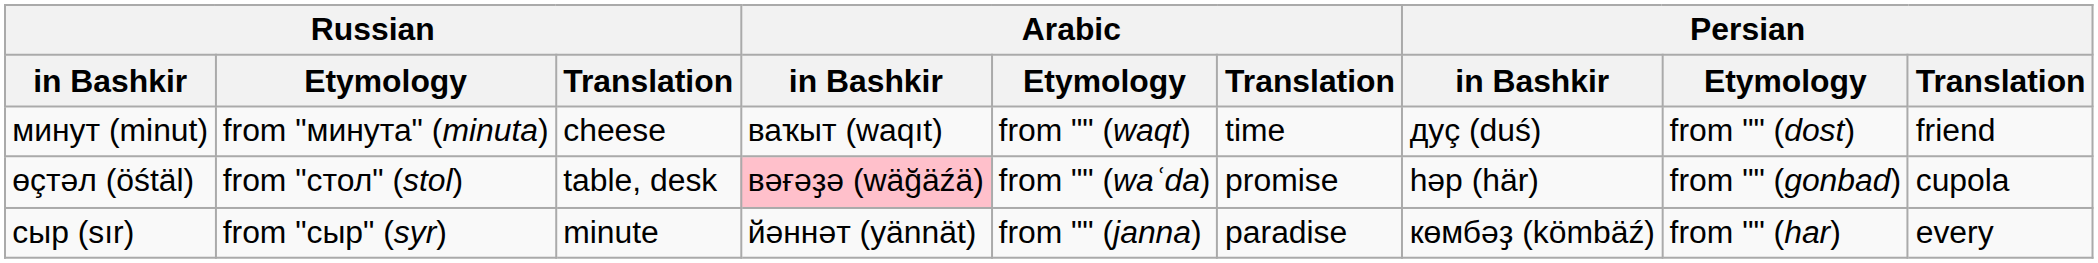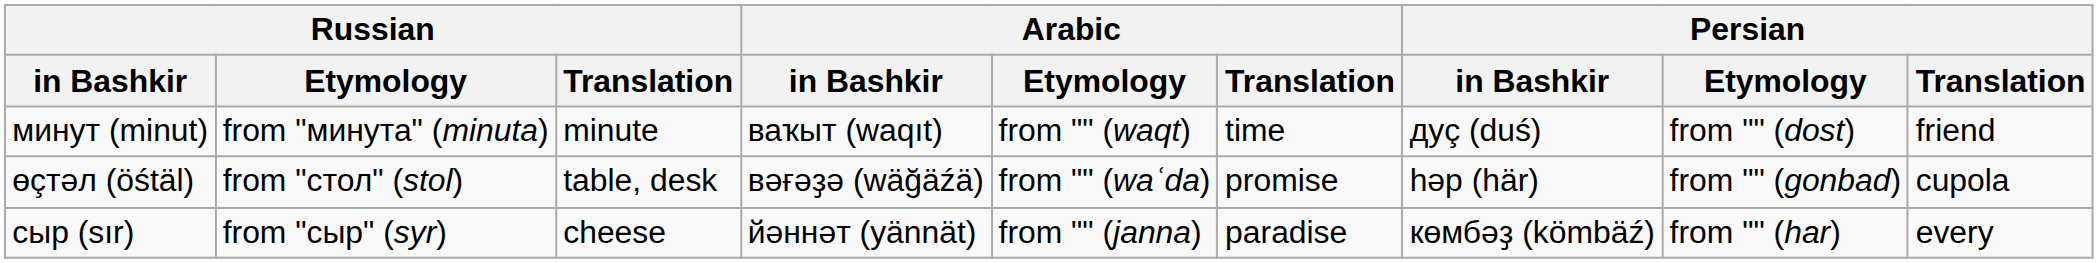(615, 130) cheese -> (611, 130) minute
(866, 181) pink background -> (866, 181) no background
(611, 231) minute -> (615, 231) cheese
